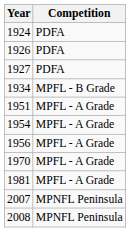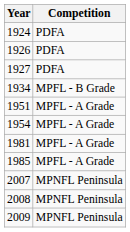- row: (19, 143)
- row: (19, 161)
+ row: (19, 161)
+ row: (19, 217)
